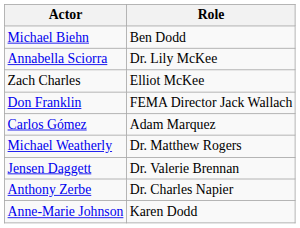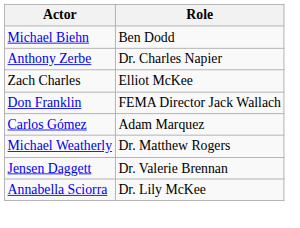rows swapped: (57, 59) <-> (49, 189)
- row: (65, 211)
